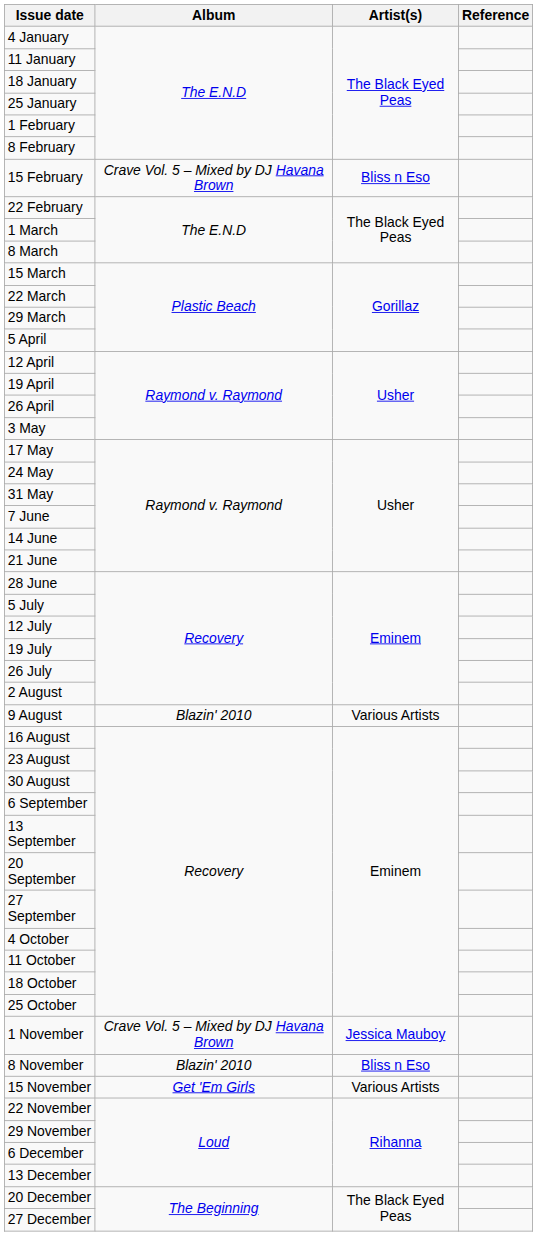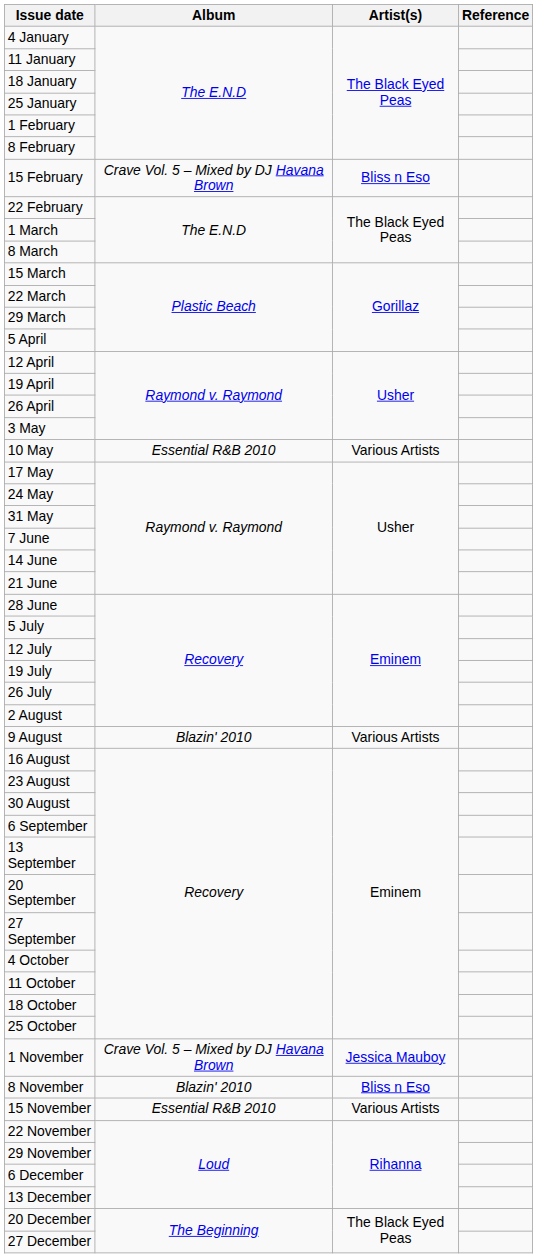+ row: (30, 450)
(214, 1087) Get 'Em Girls -> (214, 1109) Essential R&B 2010
